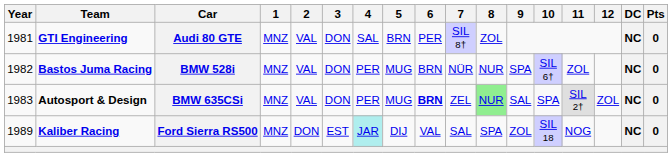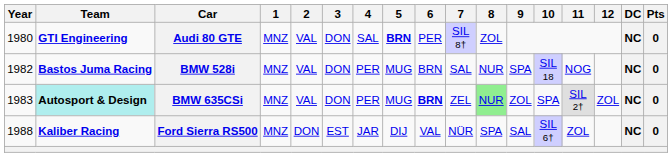(20, 38) 1981 -> (20, 38) 1980
(399, 38) normal -> (399, 38) bold
(461, 69) NÜR -> (461, 69) SAL
(548, 68) SIL 6† -> (548, 68) SIL 18
(578, 69) ZOL -> (578, 69) NOG
(93, 100) no background -> (93, 100) paleturquoise background
(520, 100) SAL -> (520, 100) ZOL
(20, 131) 1989 -> (20, 131) 1988
(368, 131) paleturquoise background -> (368, 131) no background
(461, 131) SAL -> (461, 131) NÜR
(520, 131) ZOL -> (520, 131) SAL
(548, 130) SIL 18 -> (548, 130) SIL 6†
(578, 131) NOG -> (578, 131) ZOL
